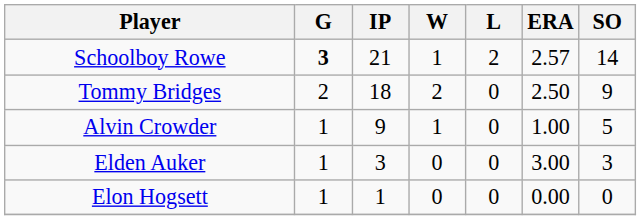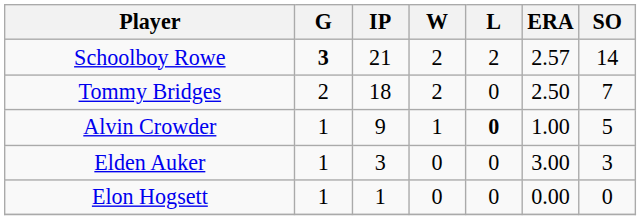(437, 57) 1 -> (437, 57) 2
(607, 92) 9 -> (607, 92) 7
(494, 127) normal -> (494, 127) bold
